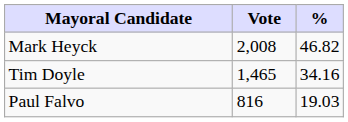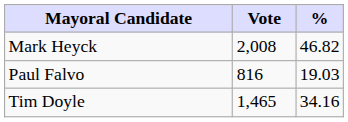rows swapped: (47, 74) <-> (46, 102)
